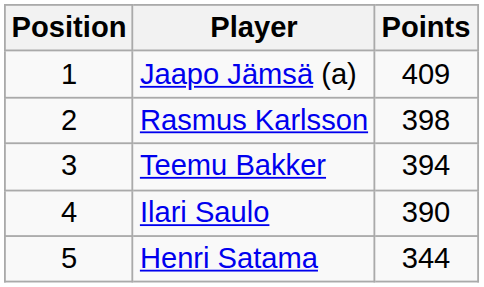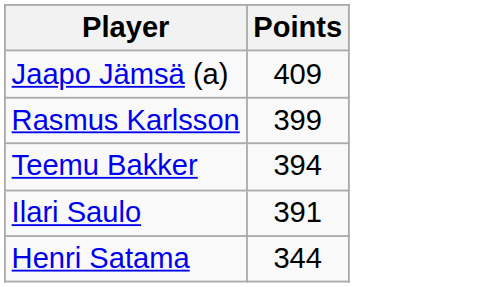- column: (69, 27)
(426, 119) 398 -> (298, 119) 399
(426, 212) 390 -> (298, 212) 391
